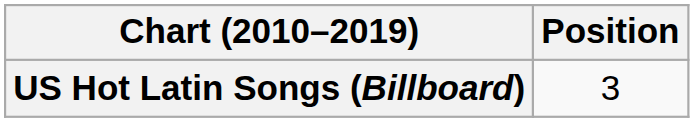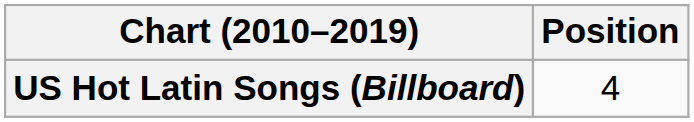(610, 87) 3 -> (610, 87) 4
